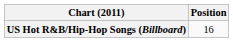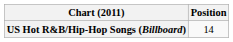(209, 29) 16 -> (209, 29) 14
